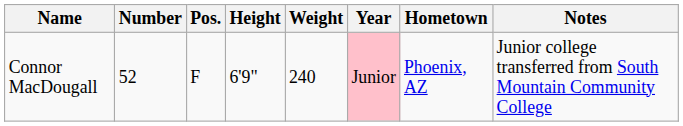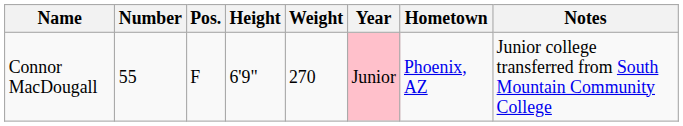(128, 76) 52 -> (128, 76) 55
(302, 76) 240 -> (302, 76) 270
